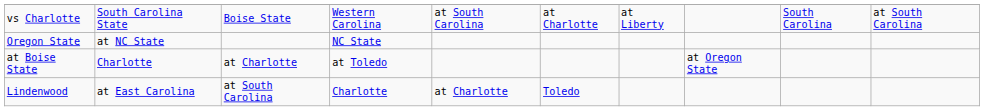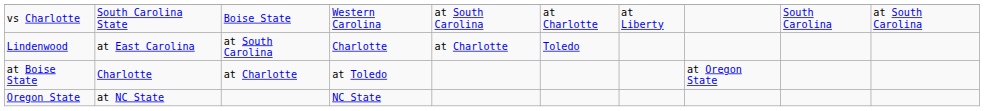rows swapped: (37, 91) <-> (43, 41)
